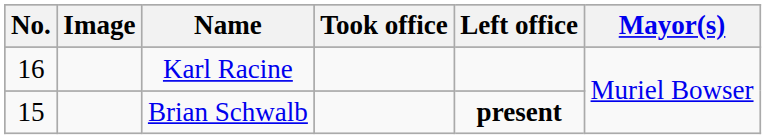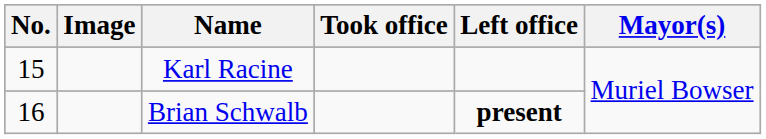(31, 68) 16 -> (31, 68) 15
(31, 111) 15 -> (31, 111) 16
